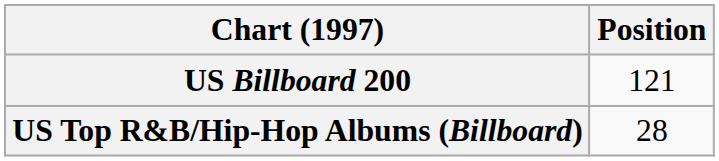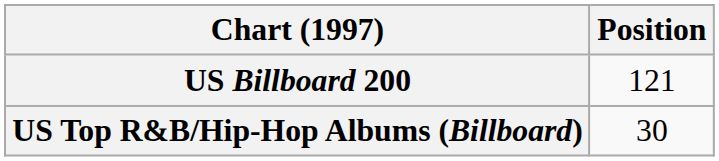(652, 130) 28 -> (652, 130) 30
